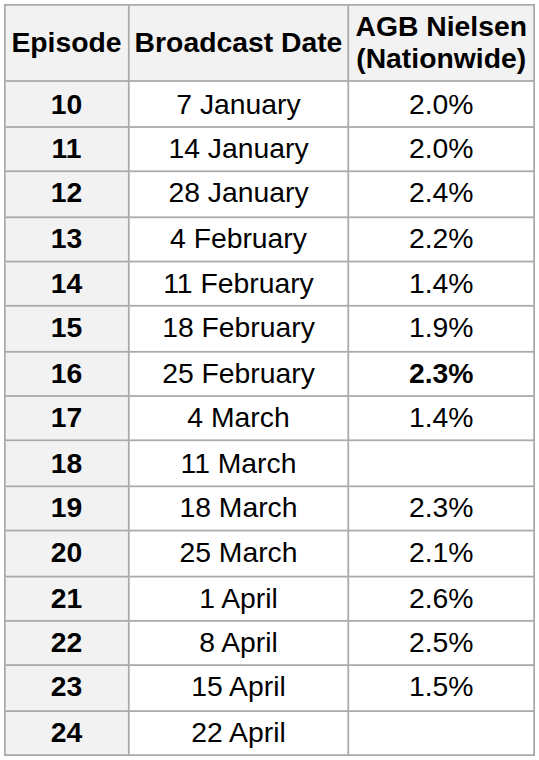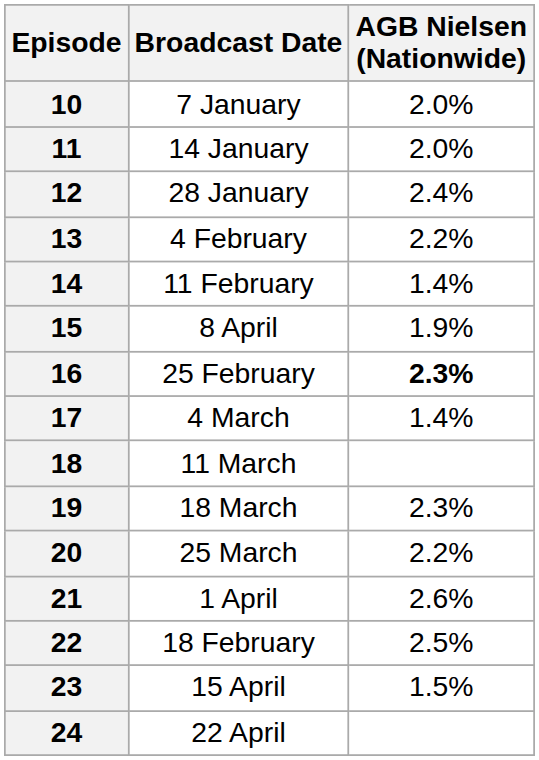(238, 328) 18 February -> (238, 328) 8 April
(441, 552) 2.1% -> (441, 552) 2.2%
(238, 642) 8 April -> (238, 642) 18 February
